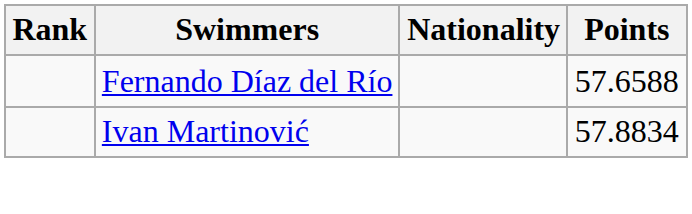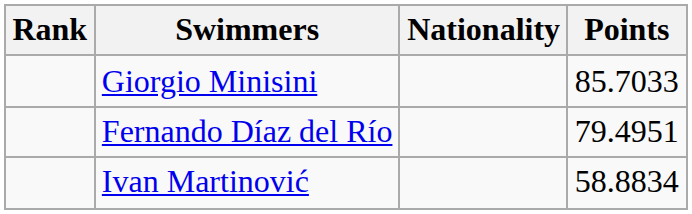+ row: (210, 80)
(627, 80) 57.6588 -> (627, 131) 79.4951
(627, 131) 57.8834 -> (627, 182) 58.8834
